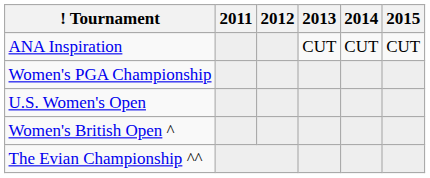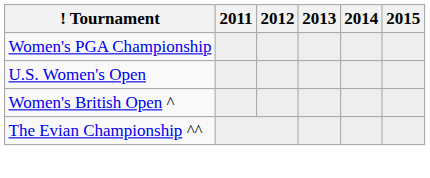- row: (65, 46)
